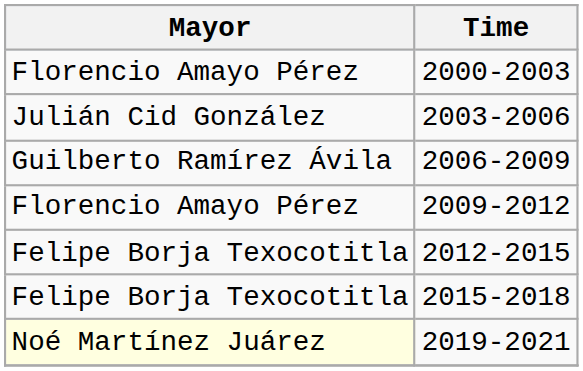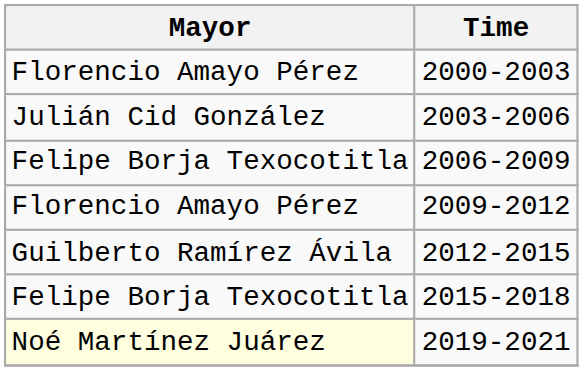(202, 162) Guilberto Ramírez Ávila -> (210, 162) Felipe Borja Texocotitla
(210, 252) Felipe Borja Texocotitla -> (202, 252) Guilberto Ramírez Ávila
